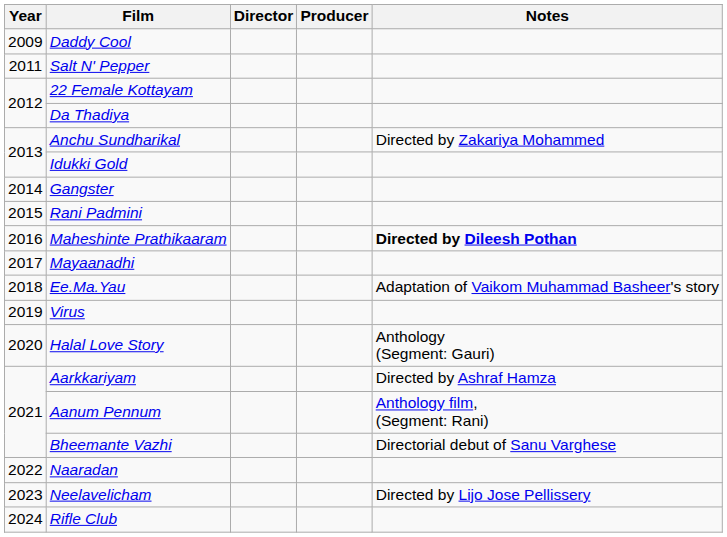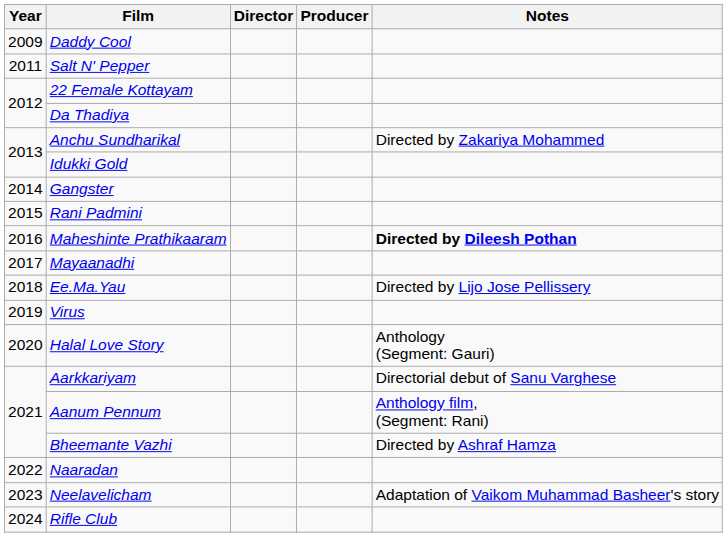(547, 287) Adaptation of Vaikom Muhammad Basheer's story -> (483, 287) Directed by Lijo Jose Pellissery
(466, 378) Directed by Ashraf Hamza -> (496, 378) Directorial debut of Sanu Varghese
(496, 445) Directorial debut of Sanu Varghese -> (466, 445) Directed by Ashraf Hamza
(483, 494) Directed by Lijo Jose Pellissery -> (547, 494) Adaptation of Vaikom Muhammad Basheer's story
